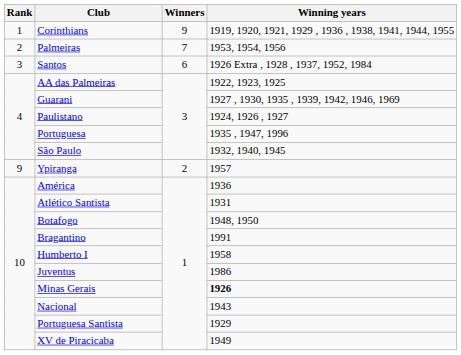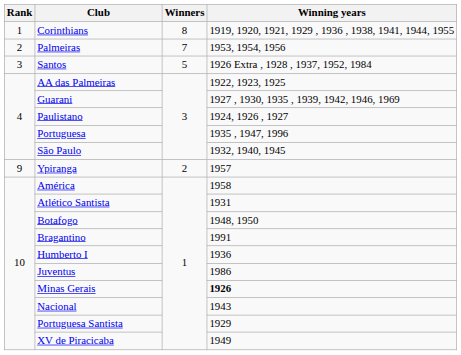(185, 30) 9 -> (185, 30) 8
(185, 64) 6 -> (185, 64) 5
(220, 185) 1936 -> (220, 185) 1958
(220, 254) 1958 -> (220, 254) 1936
